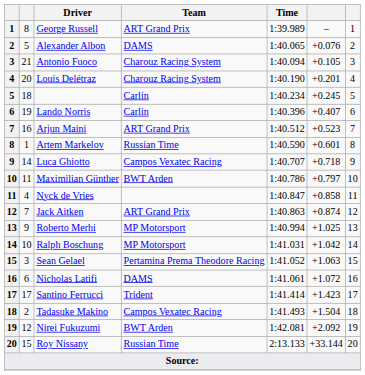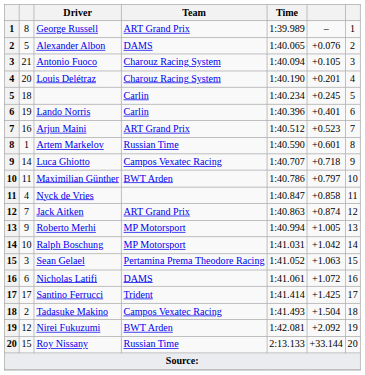(326, 112) +0.407 -> (326, 112) +0.401
(326, 228) +1.025 -> (326, 228) +1.005
(326, 294) +1.423 -> (326, 294) +1.425
